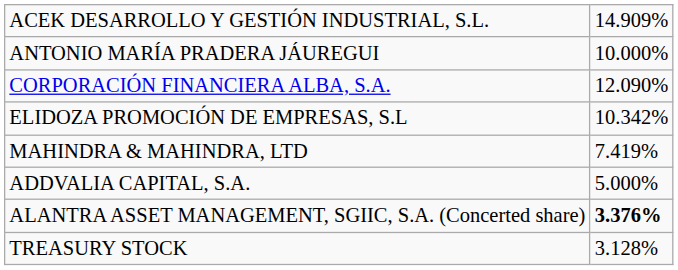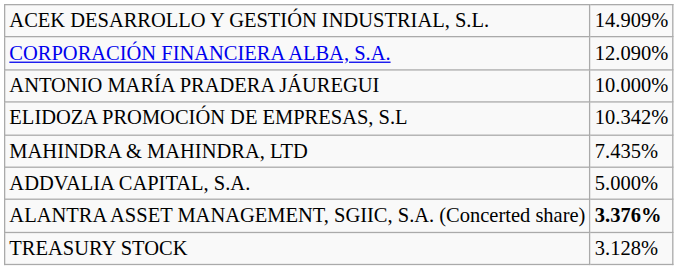rows swapped: (194, 53) <-> (200, 85)
(626, 150) 7.419% -> (626, 150) 7.435%
